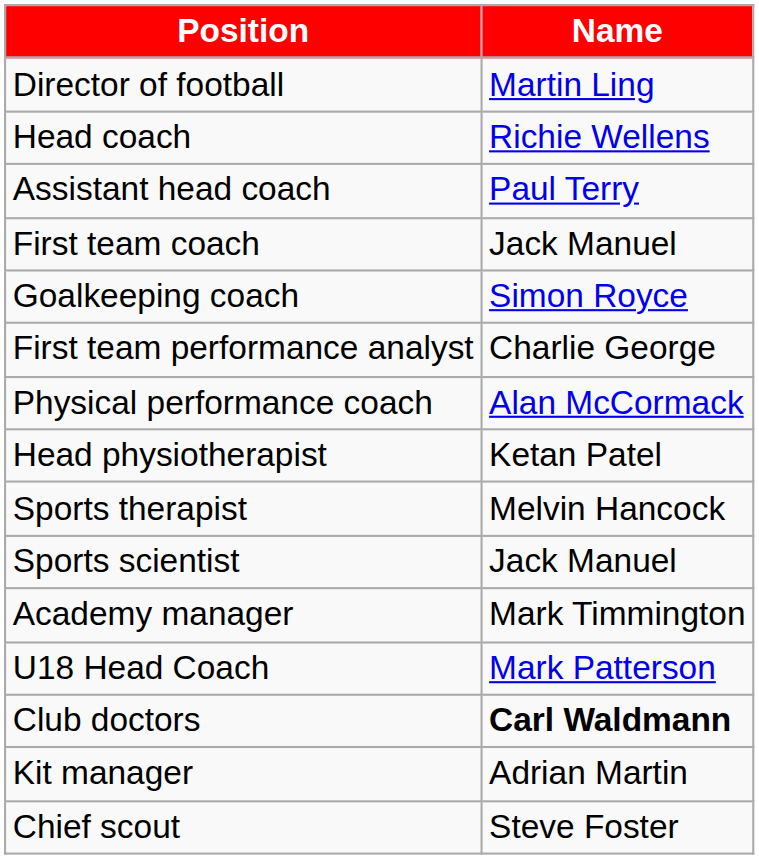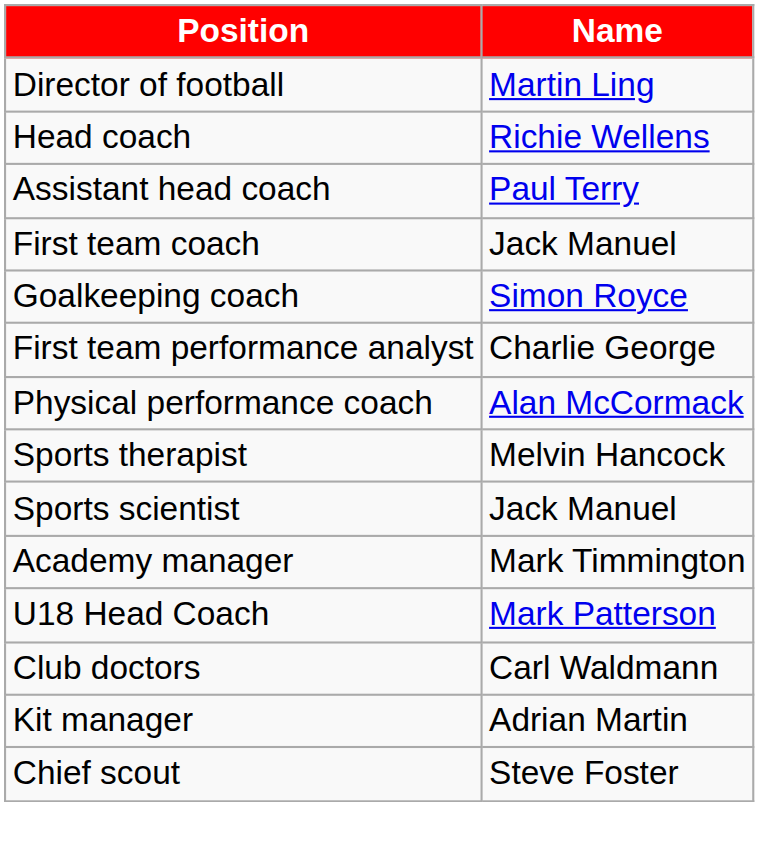- row: (170, 455)
(610, 720) bold -> (604, 667) normal
